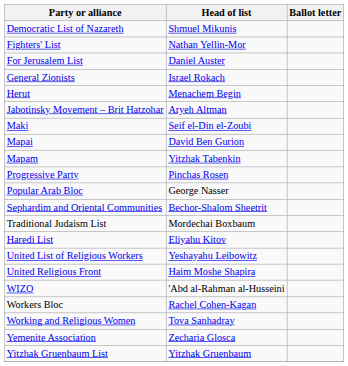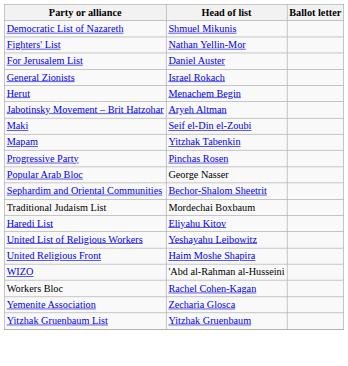- row: (20, 142)
- row: (71, 321)
